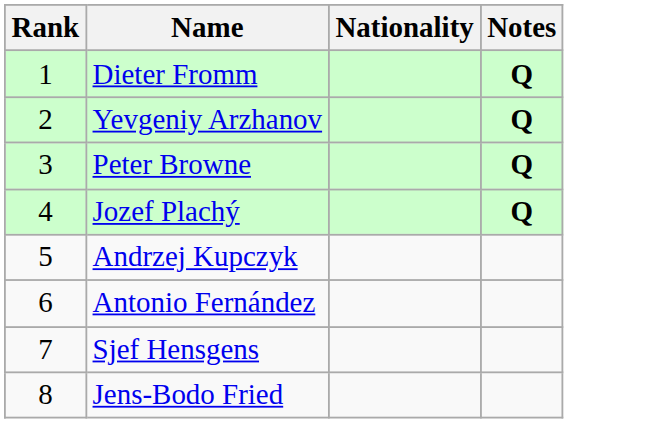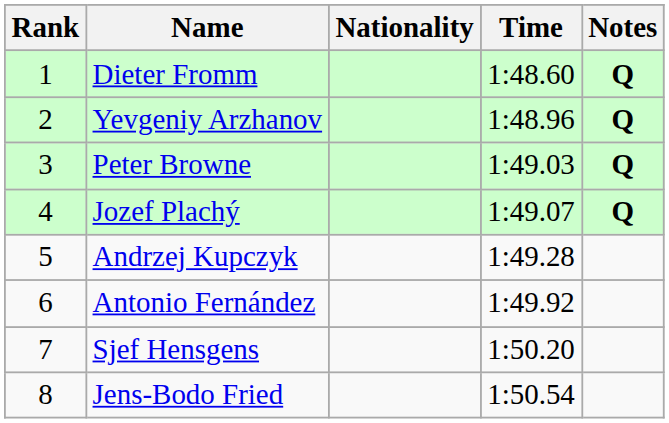+ column: (531, 27)
